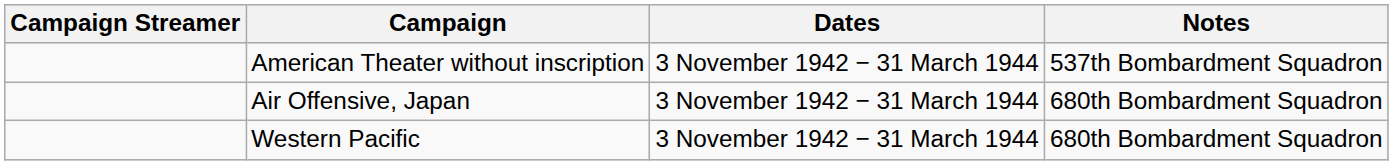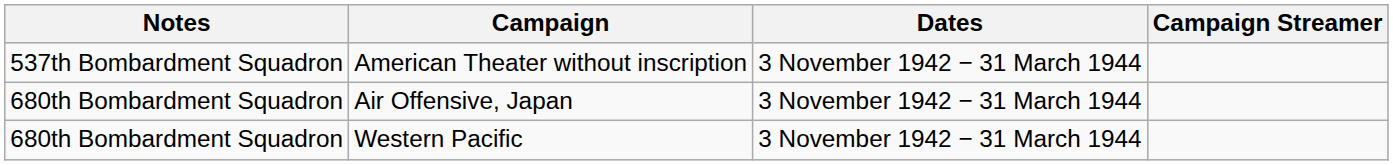columns swapped: (125, 23) <-> (1216, 23)
